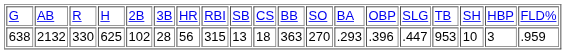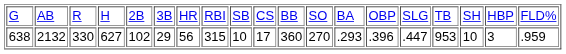(111, 37) 625 -> (111, 37) 627
(164, 37) 28 -> (164, 37) 29
(239, 37) 13 -> (239, 37) 10
(263, 37) 18 -> (263, 37) 17
(291, 37) 363 -> (291, 37) 360
